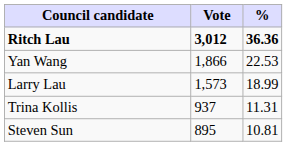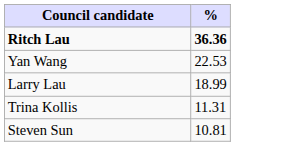- column: (217, 15)
